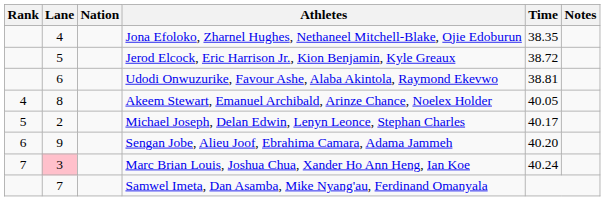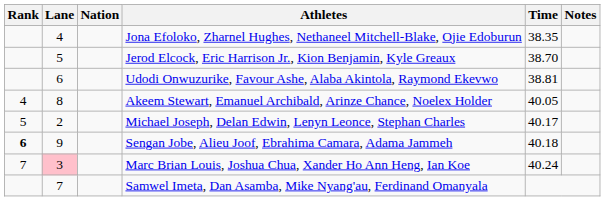(543, 57) 38.72 -> (543, 57) 38.70
(23, 143) normal -> (23, 143) bold
(543, 143) 40.20 -> (543, 143) 40.18
